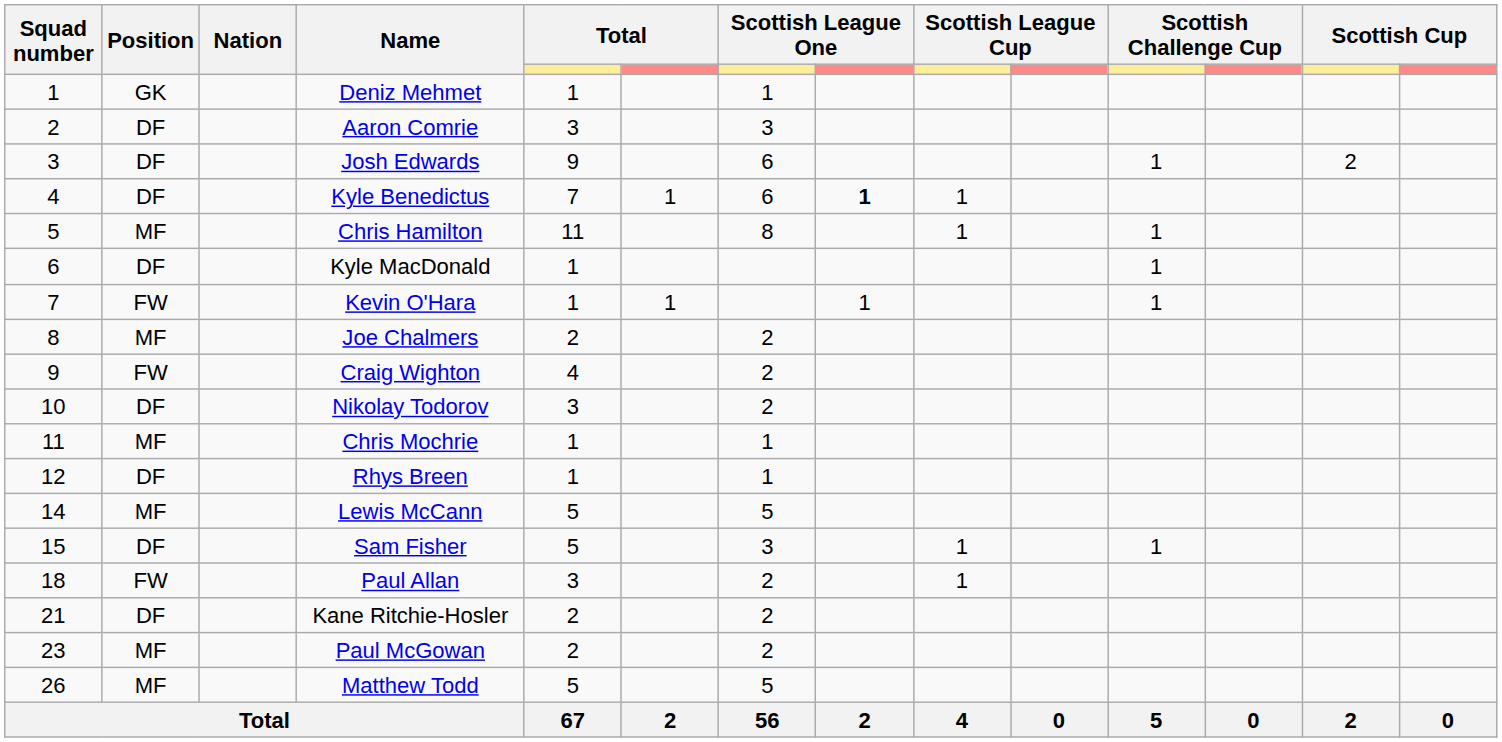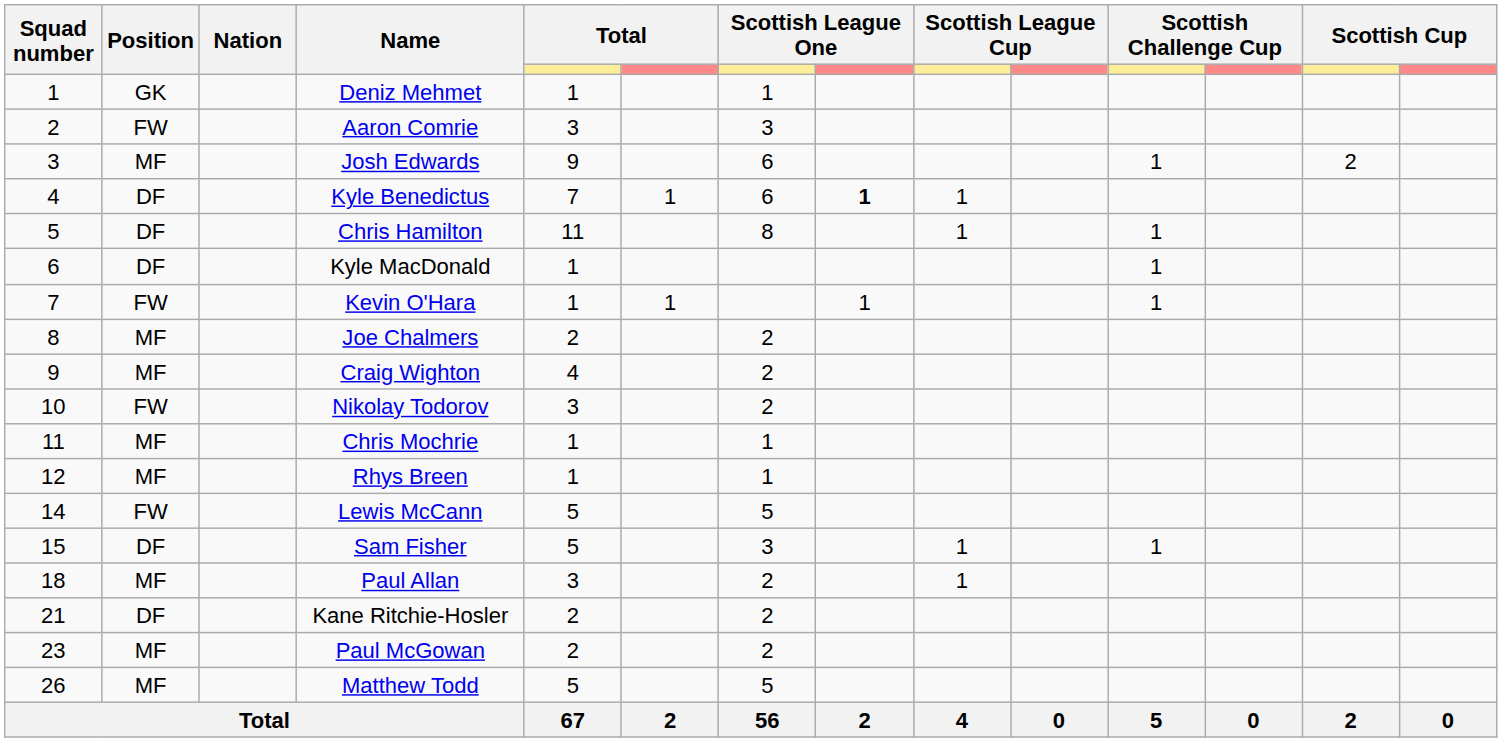(151, 127) DF -> (151, 127) FW
(151, 162) DF -> (151, 162) MF
(151, 232) MF -> (151, 232) DF
(151, 371) FW -> (151, 371) MF
(151, 406) DF -> (151, 406) FW
(151, 476) DF -> (151, 476) MF
(151, 511) MF -> (151, 511) FW
(151, 581) FW -> (151, 581) MF
